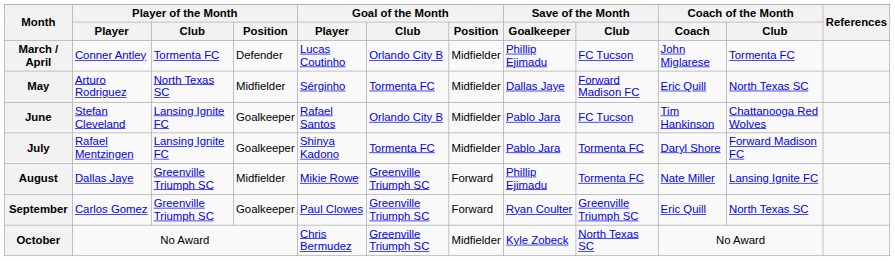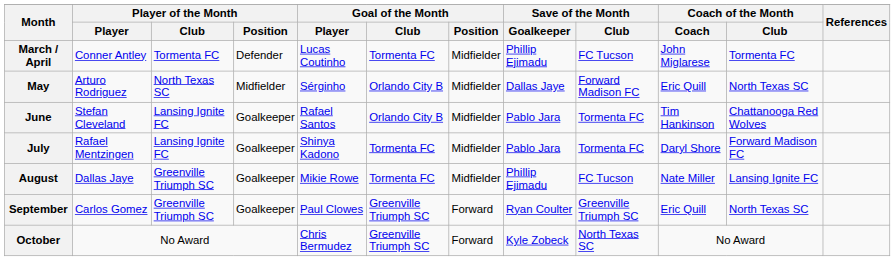(406, 55) Orlando City B -> (402, 55) Tormenta FC
(402, 86) Tormenta FC -> (406, 86) Orlando City B
(606, 117) FC Tucson -> (611, 117) Tormenta FC
(261, 179) Midfielder -> (265, 179) Goalkeeper
(399, 179) Greenville Triumph SC -> (402, 179) Tormenta FC
(472, 179) Forward -> (476, 179) Midfielder
(611, 179) Tormenta FC -> (606, 179) FC Tucson
(476, 240) Midfielder -> (472, 240) Forward
